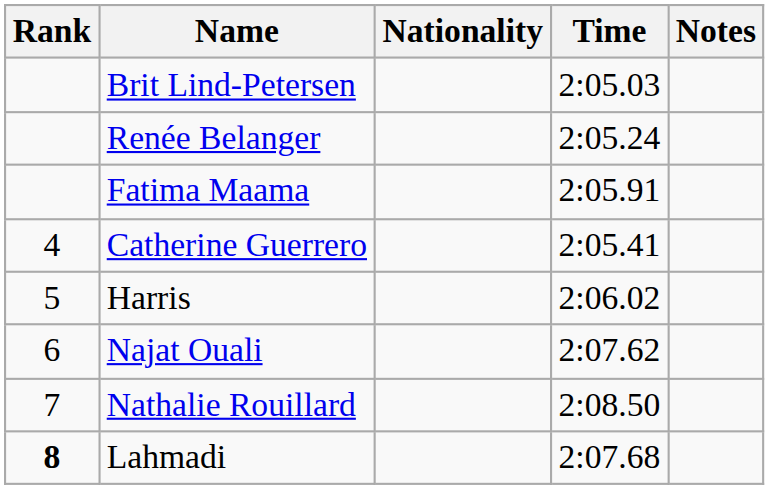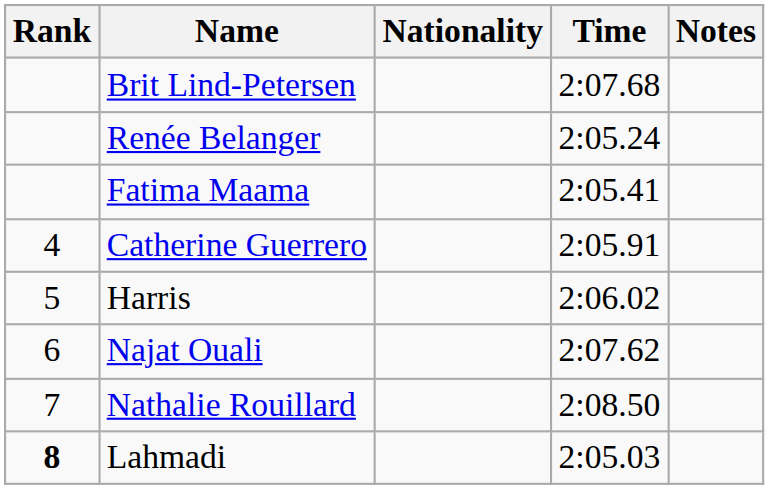(609, 84) 2:05.03 -> (609, 84) 2:07.68
(609, 191) 2:05.91 -> (609, 191) 2:05.41
(609, 244) 2:05.41 -> (609, 244) 2:05.91
(609, 457) 2:07.68 -> (609, 457) 2:05.03
